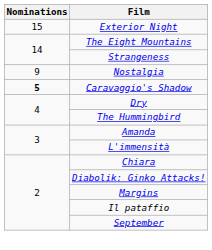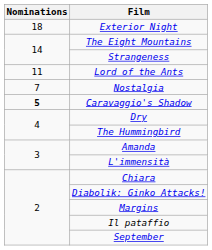(37, 27) 15 -> (37, 27) 18
+ row: (139, 72)
(37, 72) 9 -> (37, 87) 7
